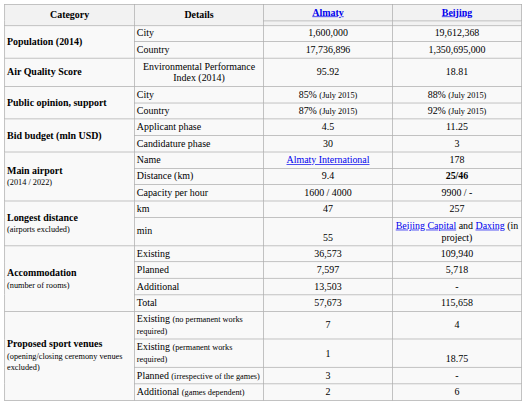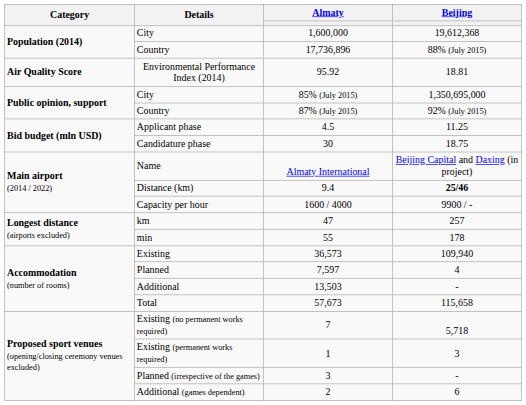(457, 50) 1,350,695,000 -> (457, 50) 88% (July 2015)
(457, 95) 88% (July 2015) -> (457, 95) 1,350,695,000
(457, 144) 3 -> (457, 144) 18.75
(457, 160) 178 -> (457, 166) Beijing Capital and Daxing (in project)
(457, 231) Beijing Capital and Daxing (in project) -> (457, 237) 178
(457, 270) 5,718 -> (457, 270) 4
(457, 325) 4 -> (457, 331) 5,718
(457, 359) 18.75 -> (457, 353) 3
